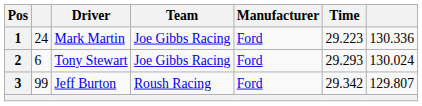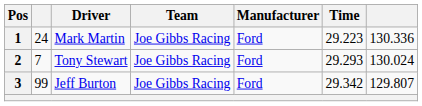(38, 61) 6 -> (38, 61) 7
(172, 83) Roush Racing -> (182, 83) Joe Gibbs Racing
